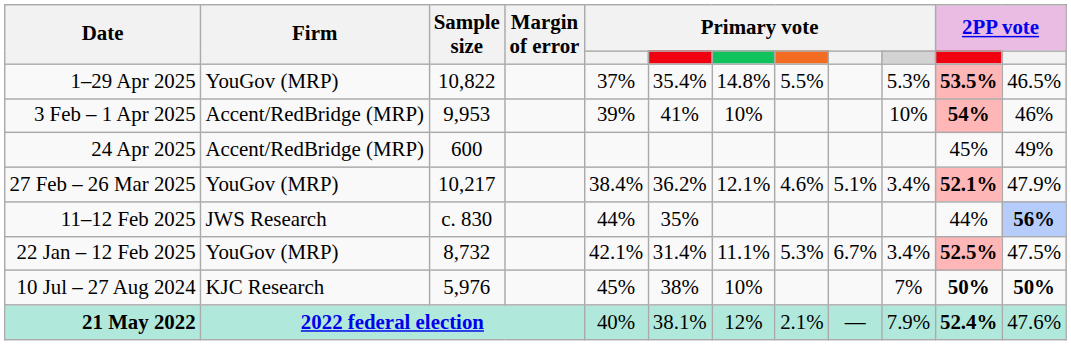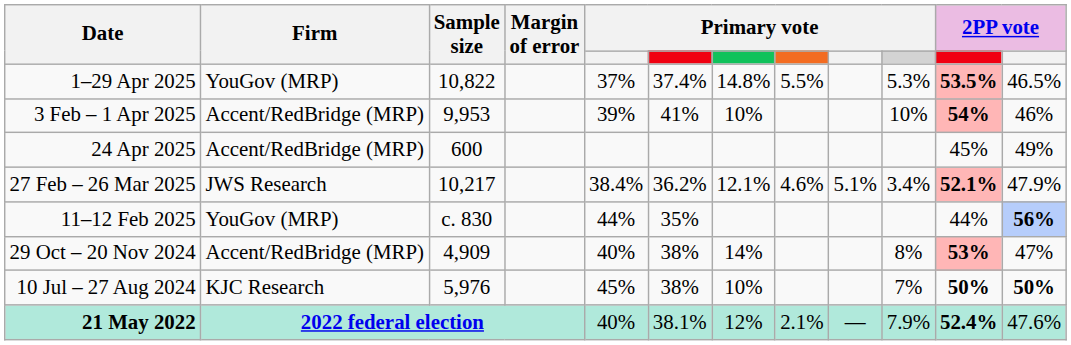(680, 81) 35.4% -> (680, 81) 37.4%
(272, 184) YouGov (MRP) -> (266, 184) JWS Research
(266, 218) JWS Research -> (272, 218) YouGov (MRP)
- row: (106, 253)
+ row: (103, 253)
